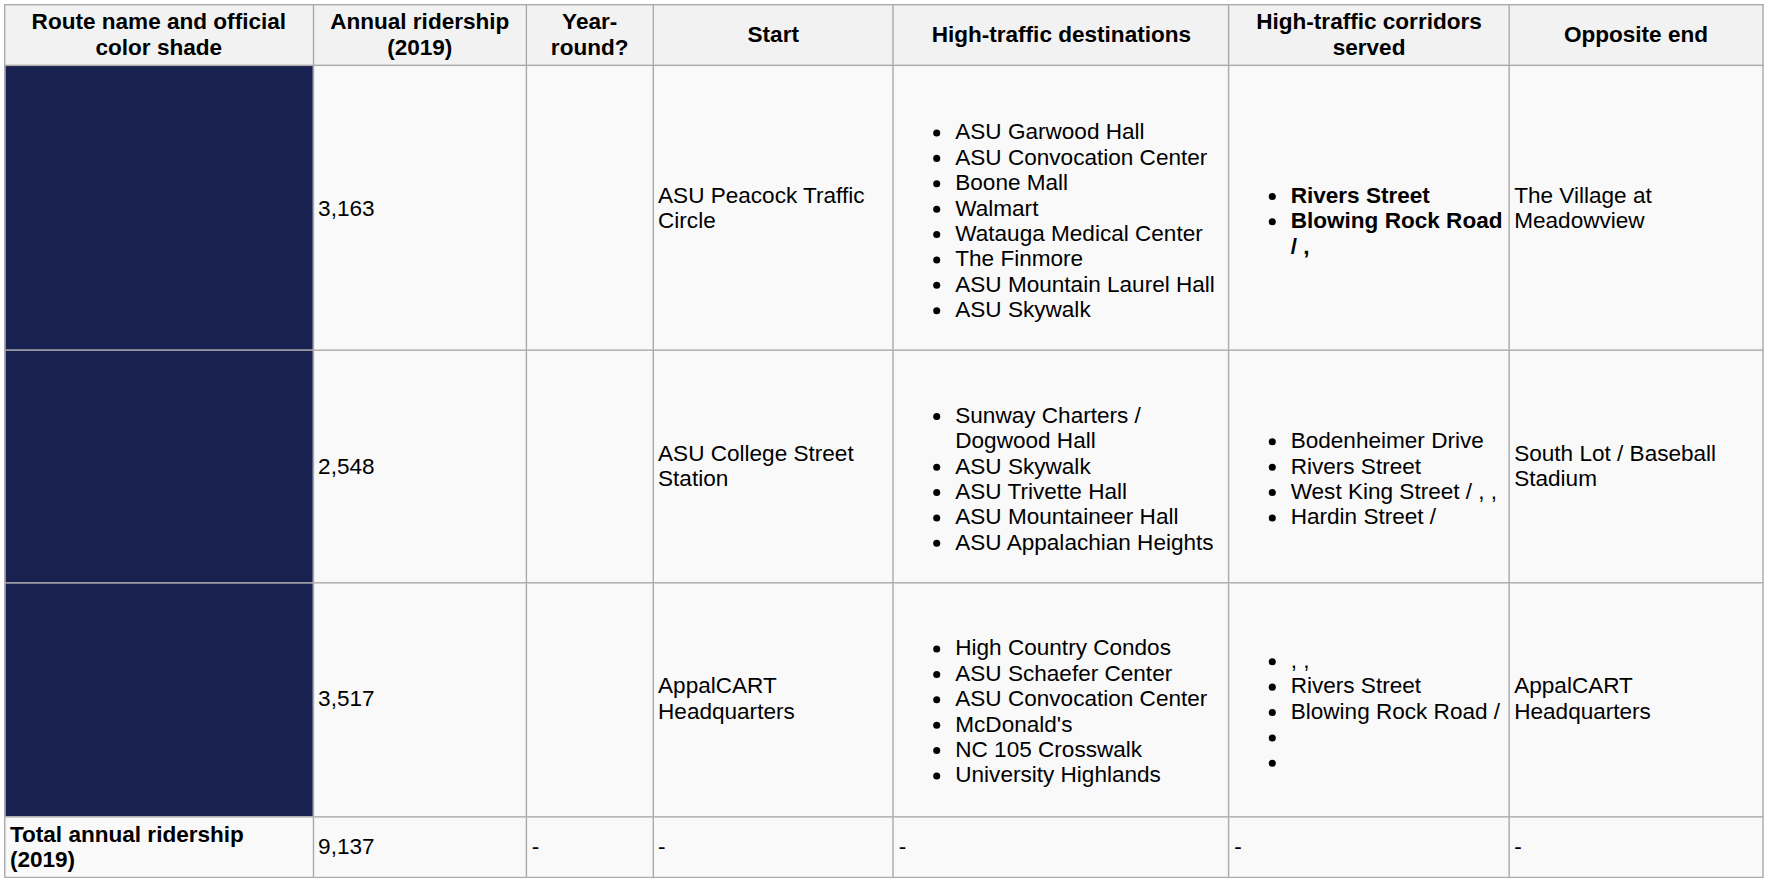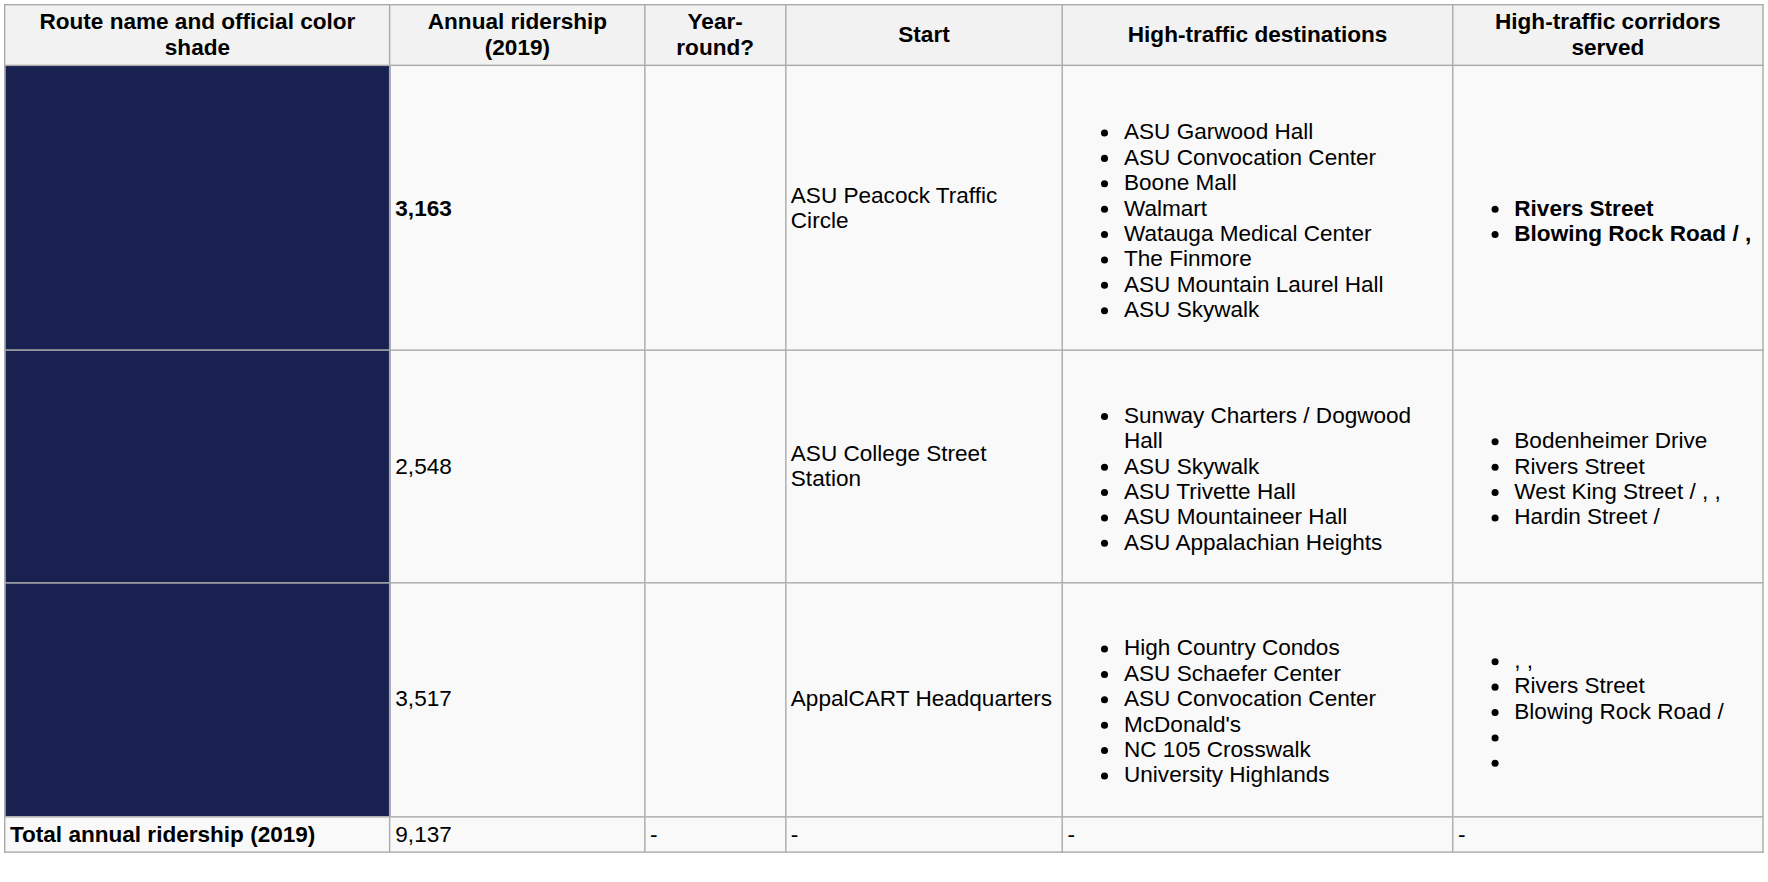- column: (1636, 35)
(346, 207) normal -> (424, 207) bold
